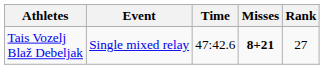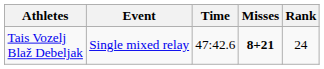(301, 45) 27 -> (301, 45) 24
